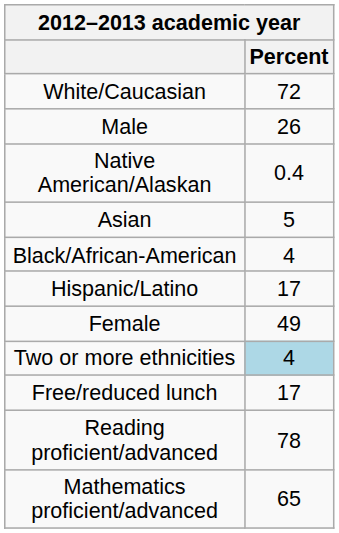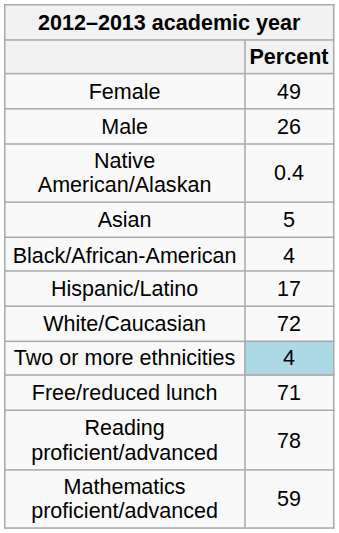rows swapped: (125, 324) <-> (125, 91)
(289, 393) 17 -> (289, 393) 71
(289, 499) 65 -> (289, 499) 59
